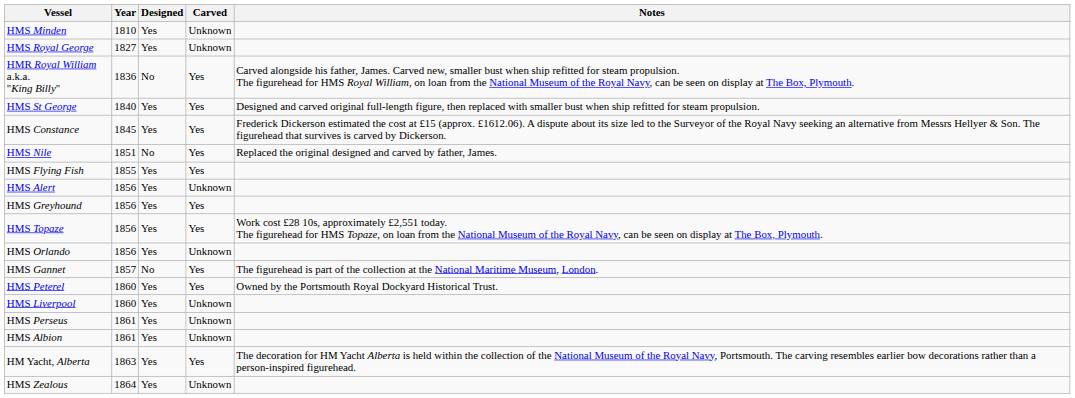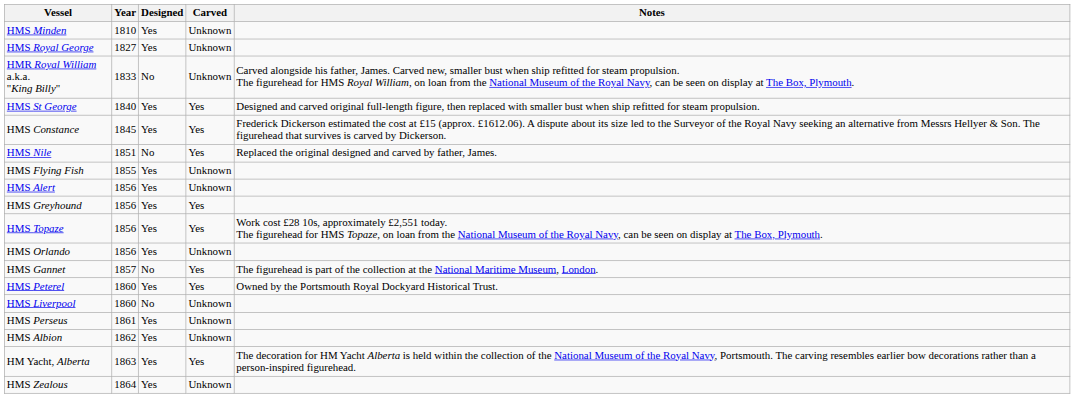(125, 77) 1836 -> (125, 77) 1833
(196, 77) Yes -> (210, 77) Unknown
(196, 170) Yes -> (210, 170) Unknown
(149, 303) Yes -> (148, 303) No
(125, 338) 1861 -> (125, 338) 1862
